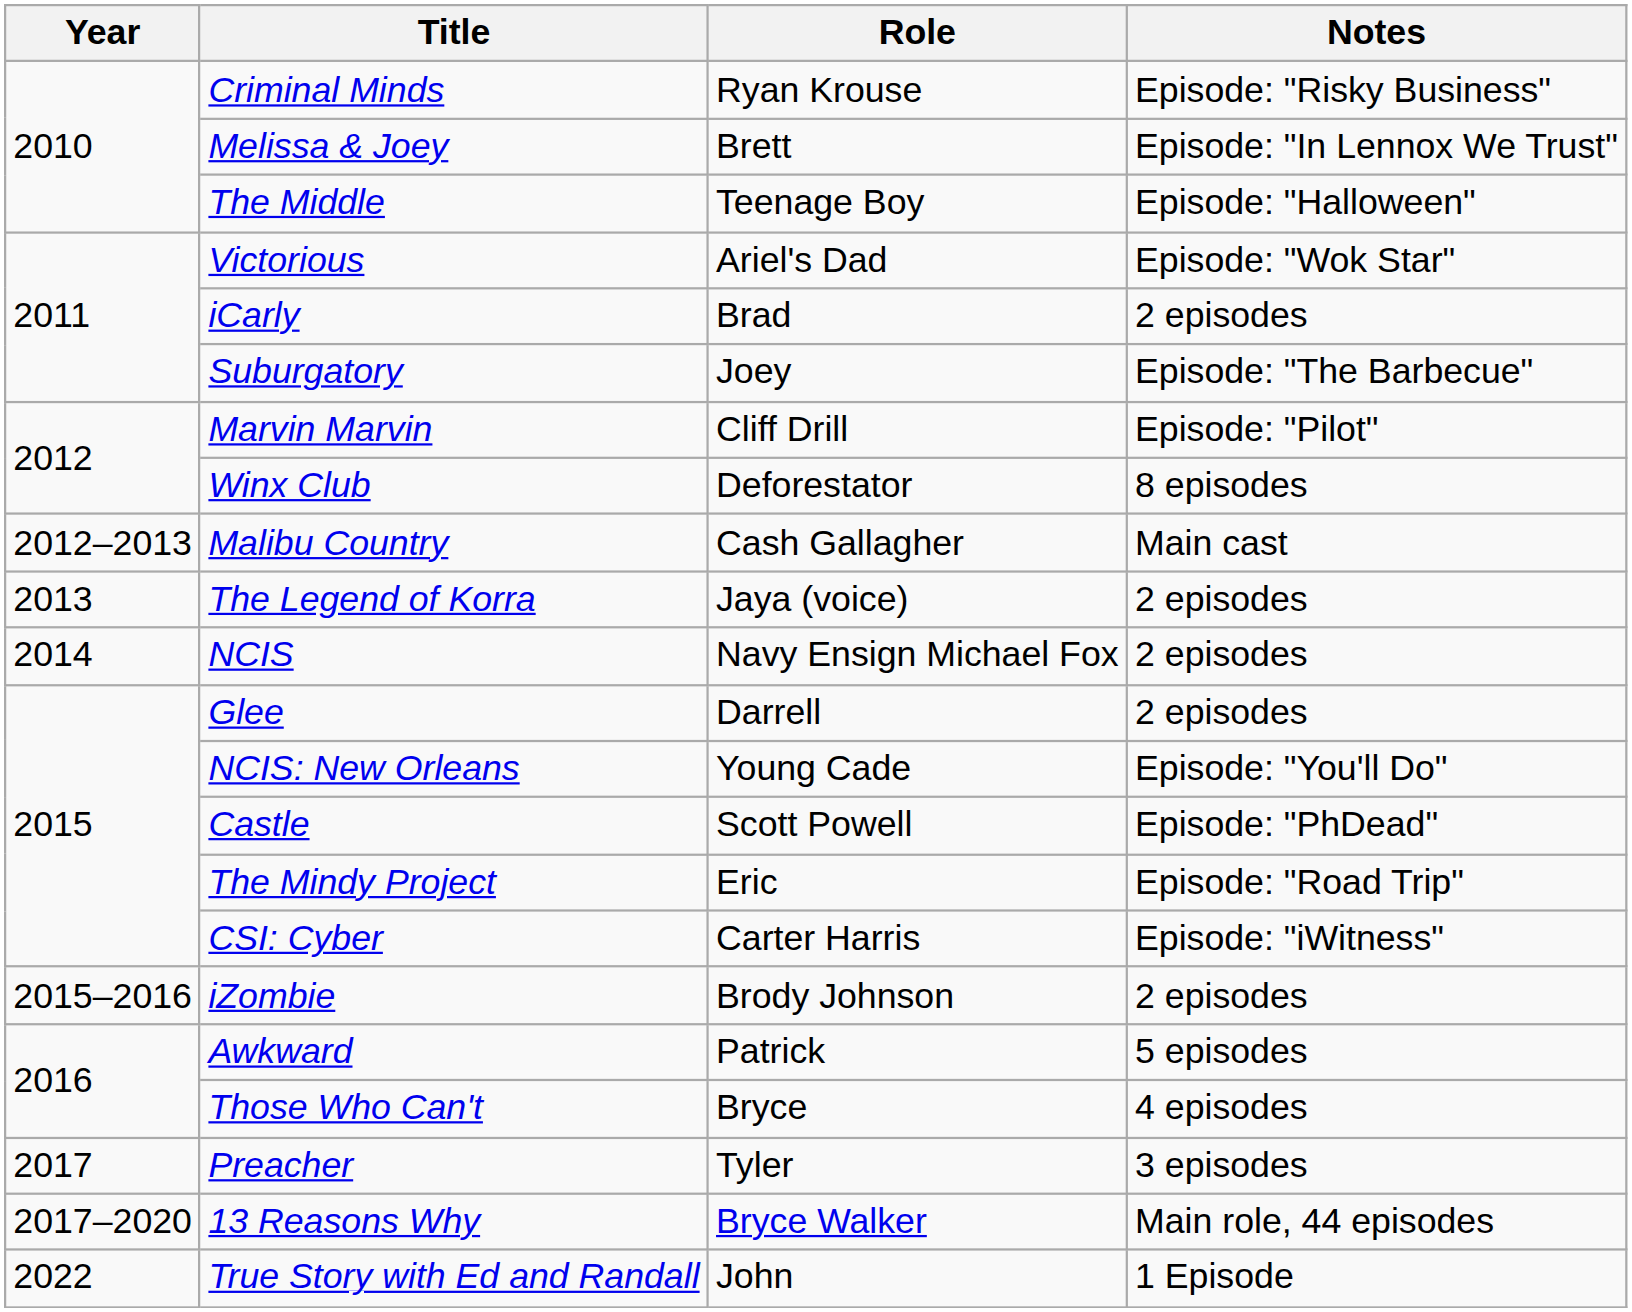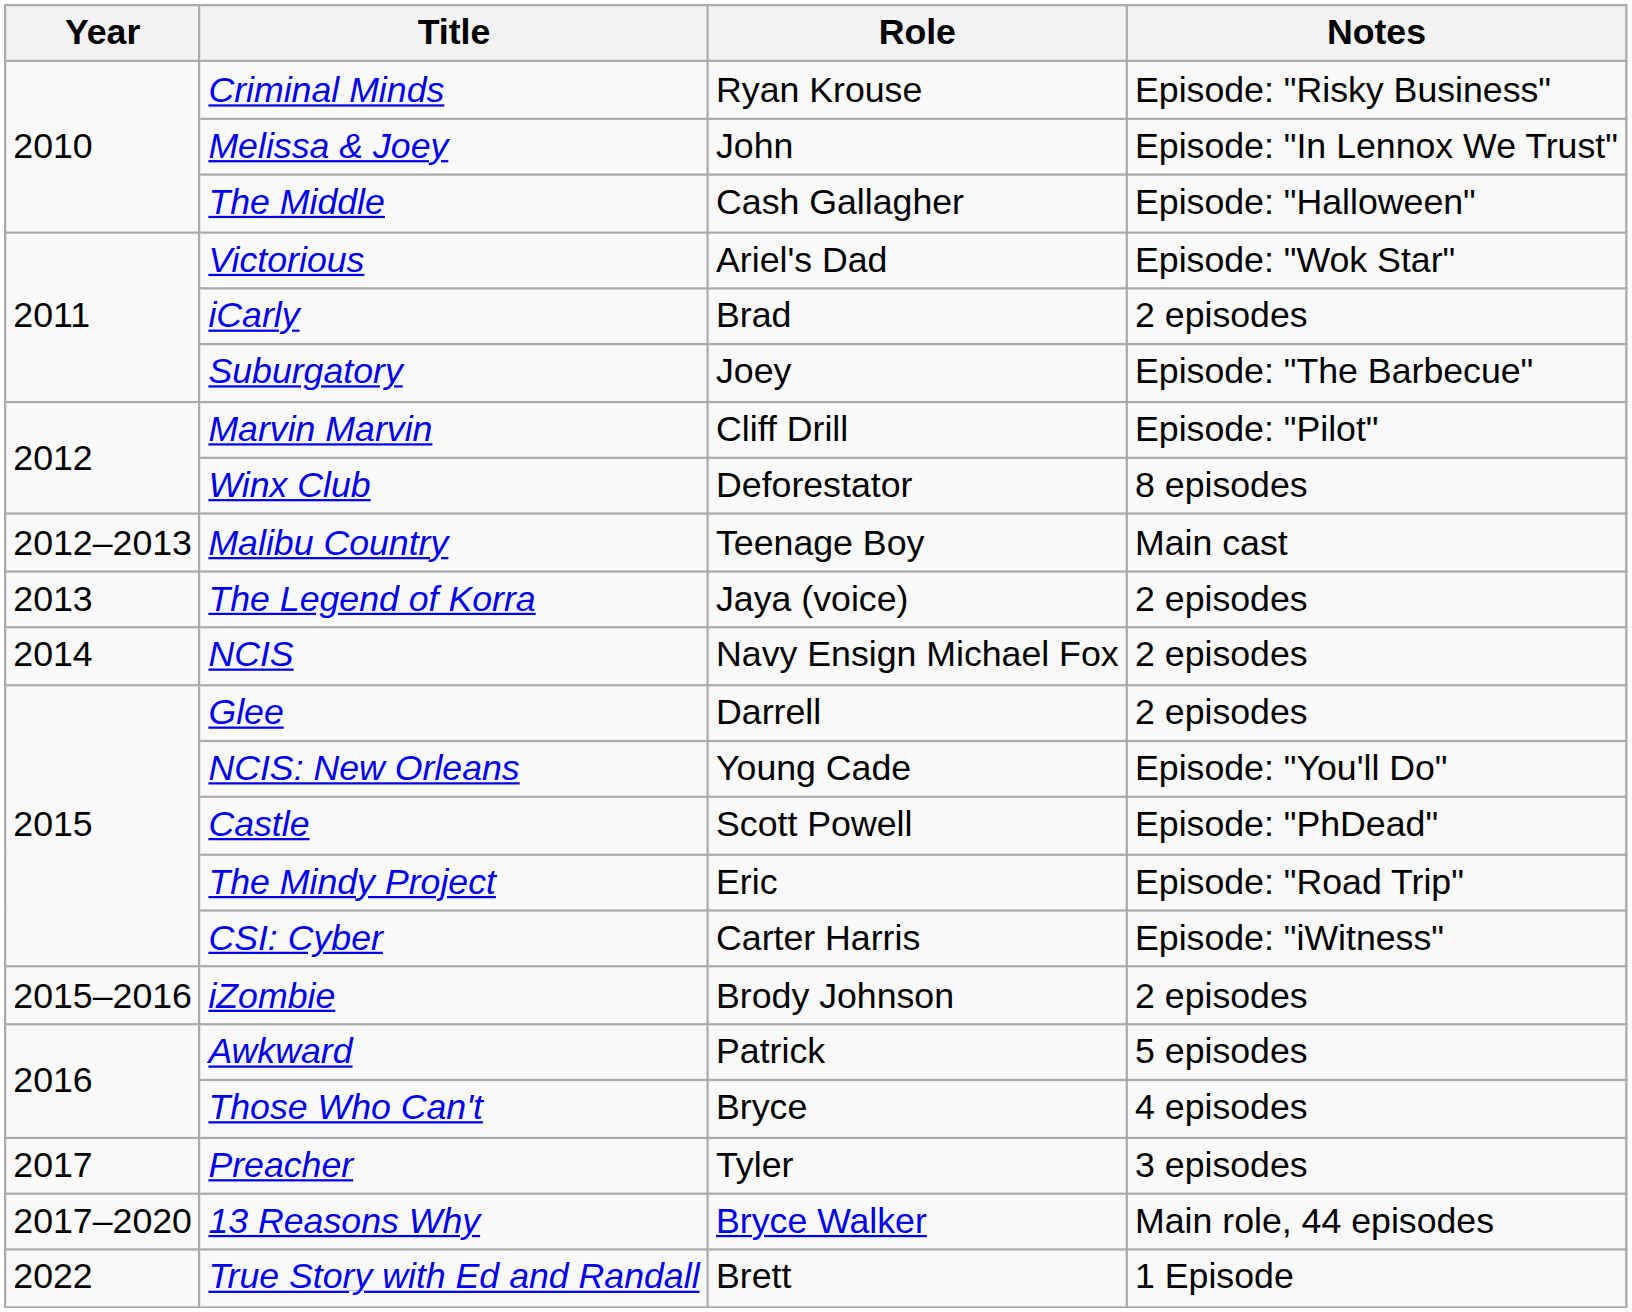(754, 145) Brett -> (755, 145) John
(820, 202) Teenage Boy -> (840, 202) Cash Gallagher
(840, 542) Cash Gallagher -> (820, 542) Teenage Boy
(755, 1277) John -> (754, 1277) Brett
